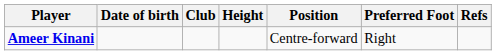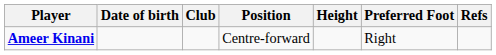columns swapped: (314, 15) <-> (243, 15)
